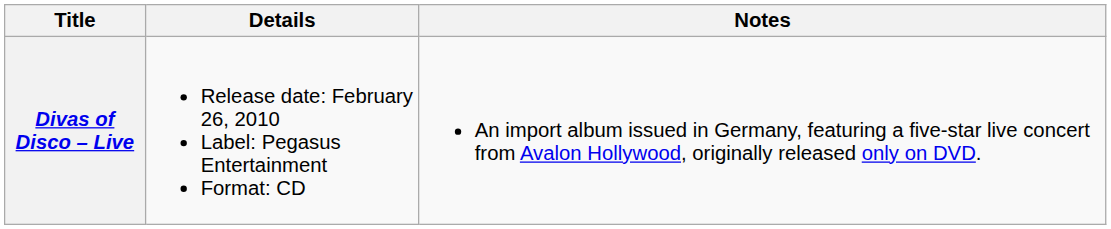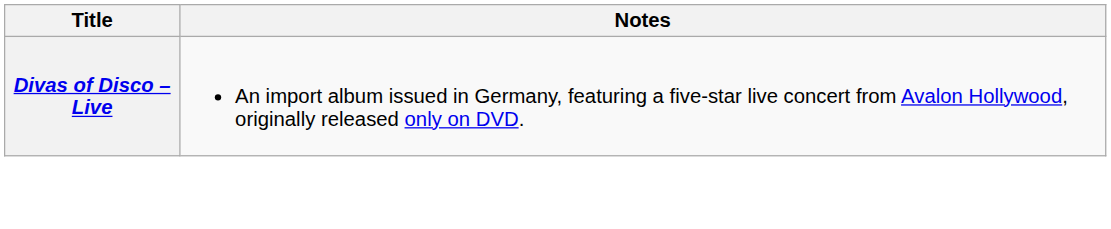- column: (282, 20)
